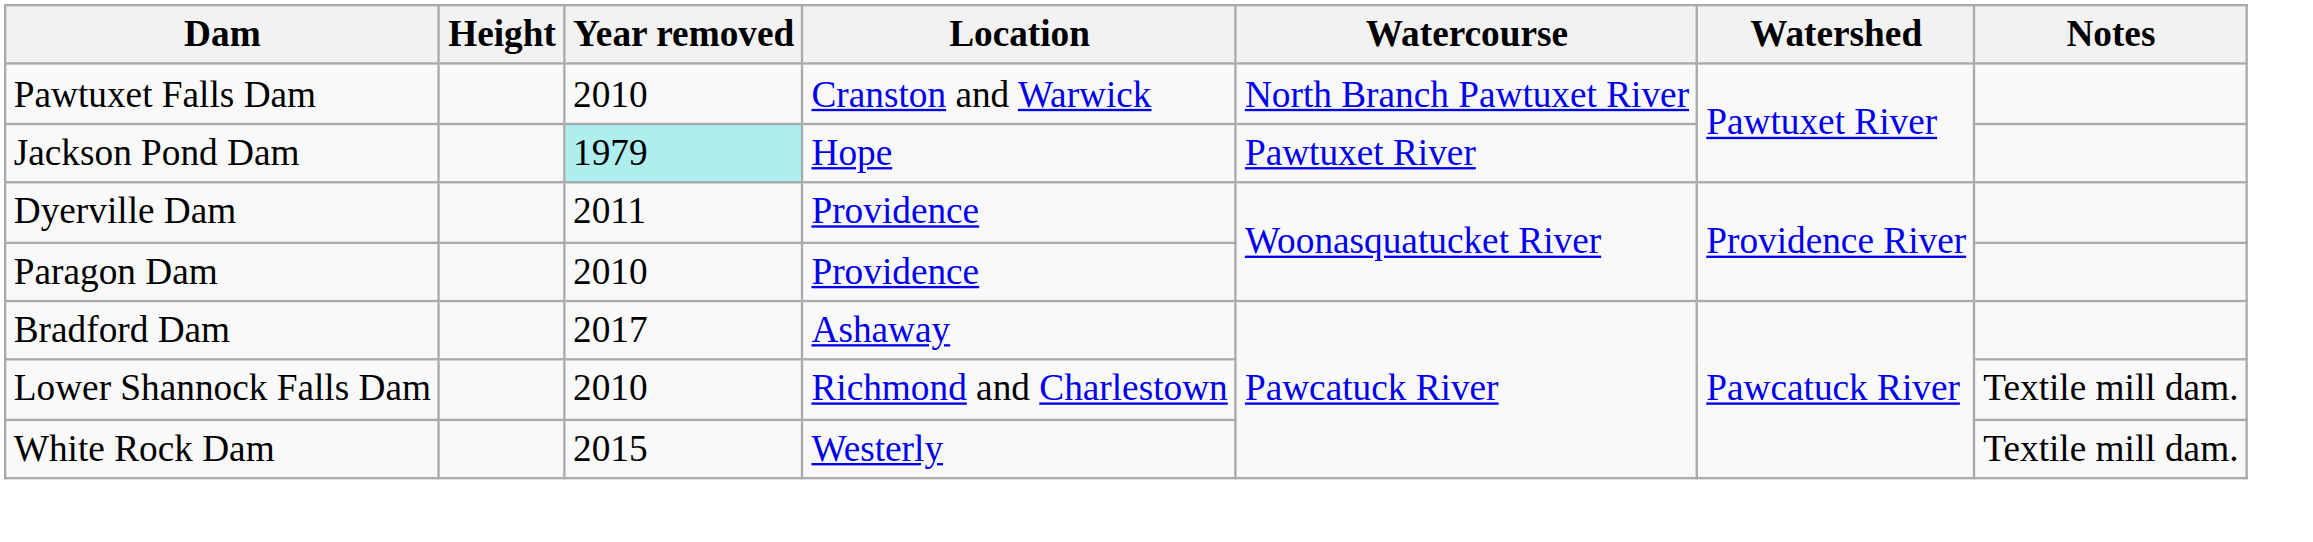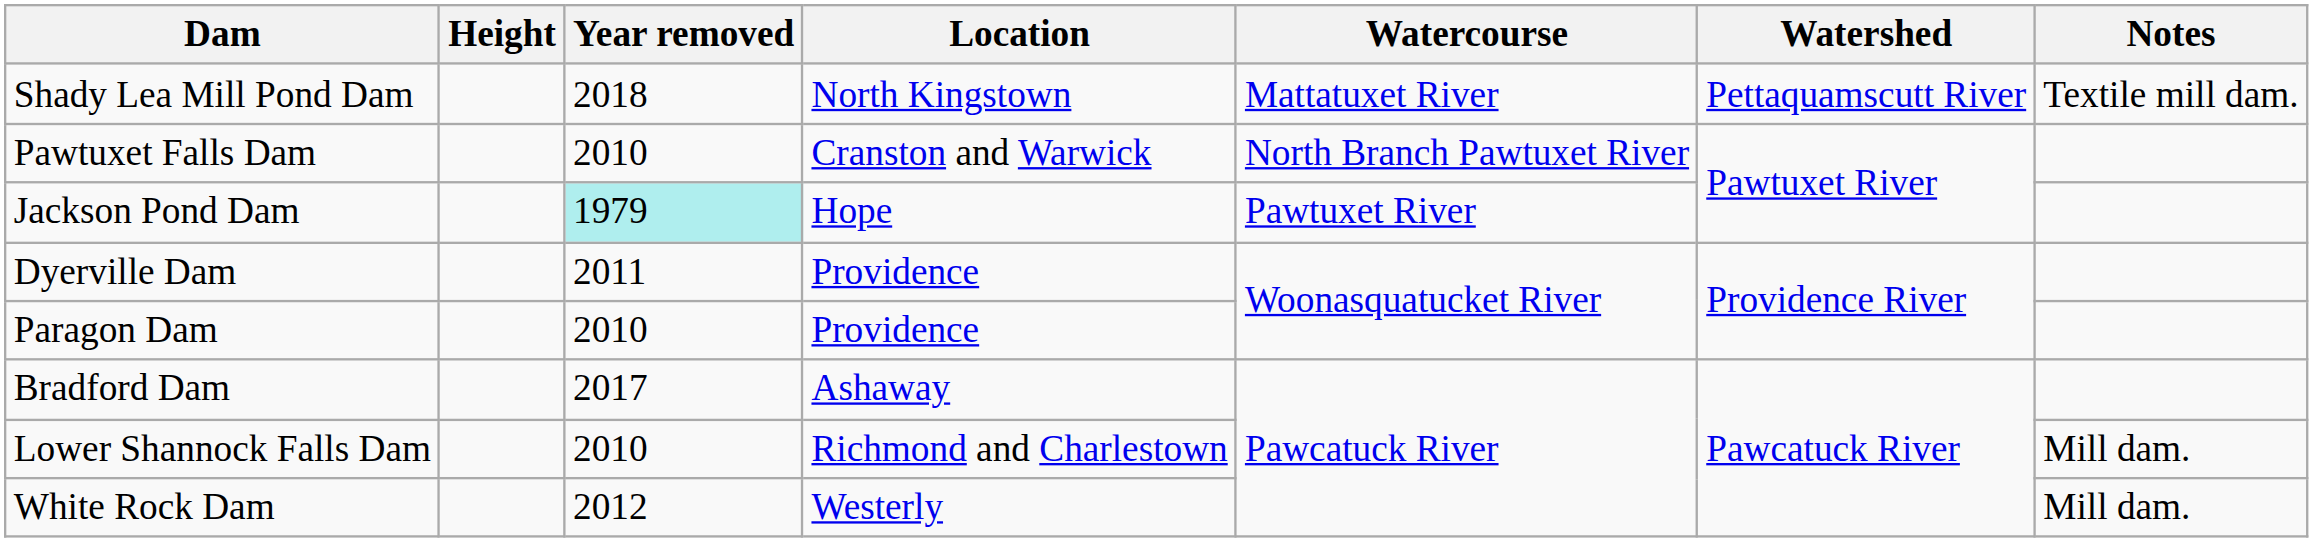+ row: (214, 93)
(2111, 388) Textile mill dam. -> (2117, 447) Mill dam.
(610, 447) 2015 -> (610, 507) 2012
(2111, 447) Textile mill dam. -> (2117, 507) Mill dam.
